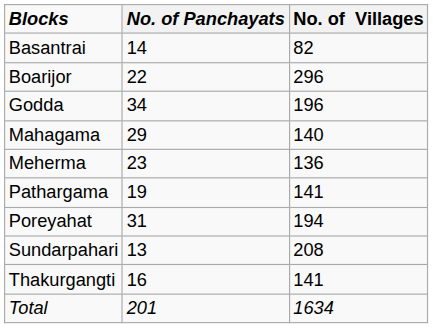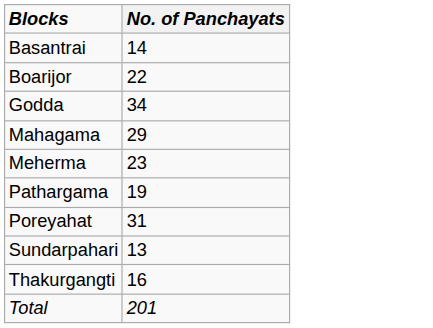- column: (358, 18)
